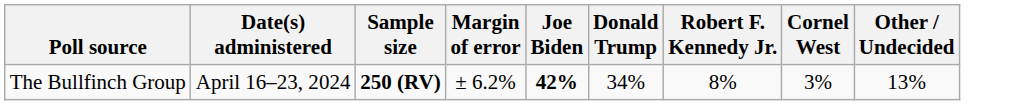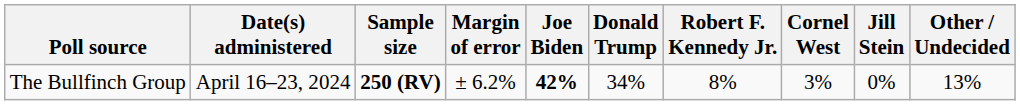+ column: (882, 34)
